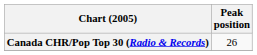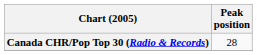(232, 42) 26 -> (232, 42) 28
